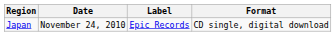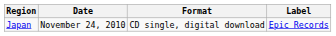columns swapped: (261, 11) <-> (159, 11)
